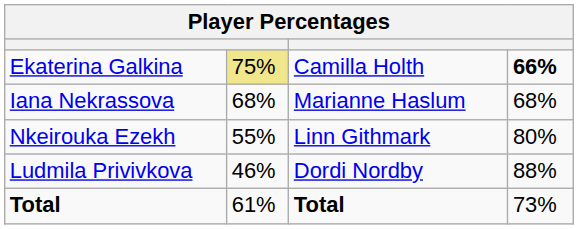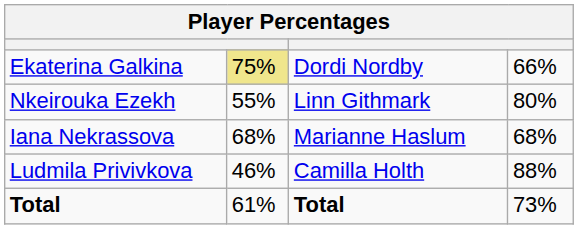(359, 66) Camilla Holth -> (358, 66) Dordi Nordby
(535, 66) bold -> (535, 66) normal
rows swapped: (92, 101) <-> (93, 136)
(358, 171) Dordi Nordby -> (359, 171) Camilla Holth
